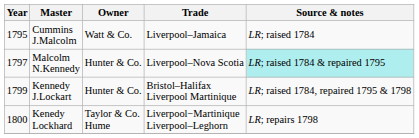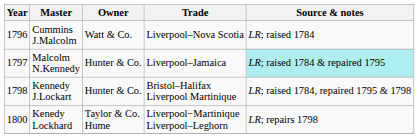(17, 35) 1795 -> (17, 35) 1796
(186, 35) Liverpool–Jamaica -> (195, 35) Liverpool–Nova Scotia
(195, 63) Liverpool–Nova Scotia -> (186, 63) Liverpool–Jamaica
(17, 91) 1799 -> (17, 91) 1798
